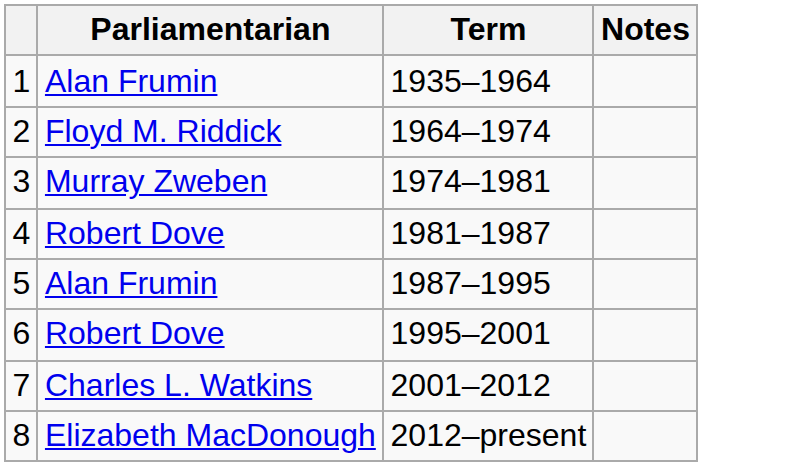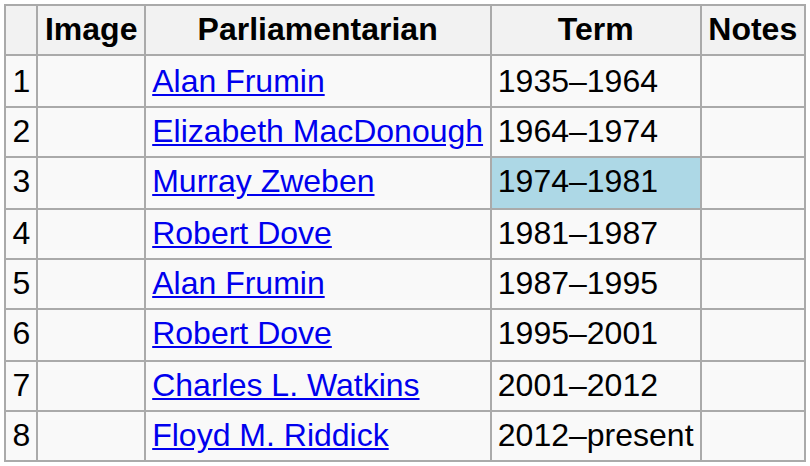+ column: (91, 29)
(163, 131) Floyd M. Riddick -> (318, 131) Elizabeth MacDonough
(471, 182) no background -> (578, 182) lightblue background
(210, 435) Elizabeth MacDonough -> (270, 435) Floyd M. Riddick
